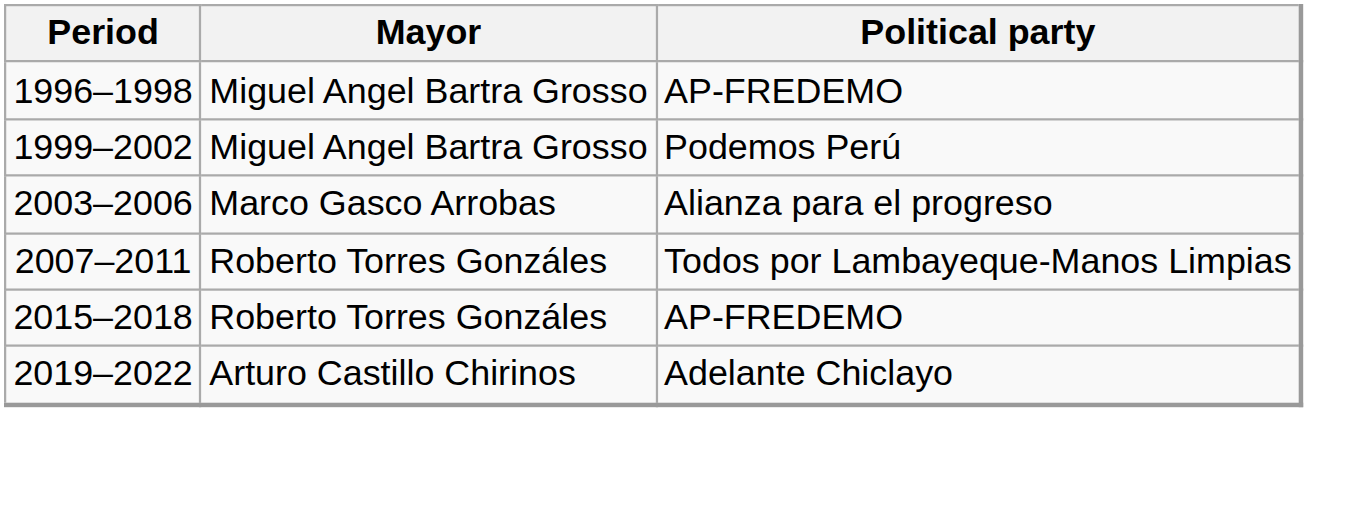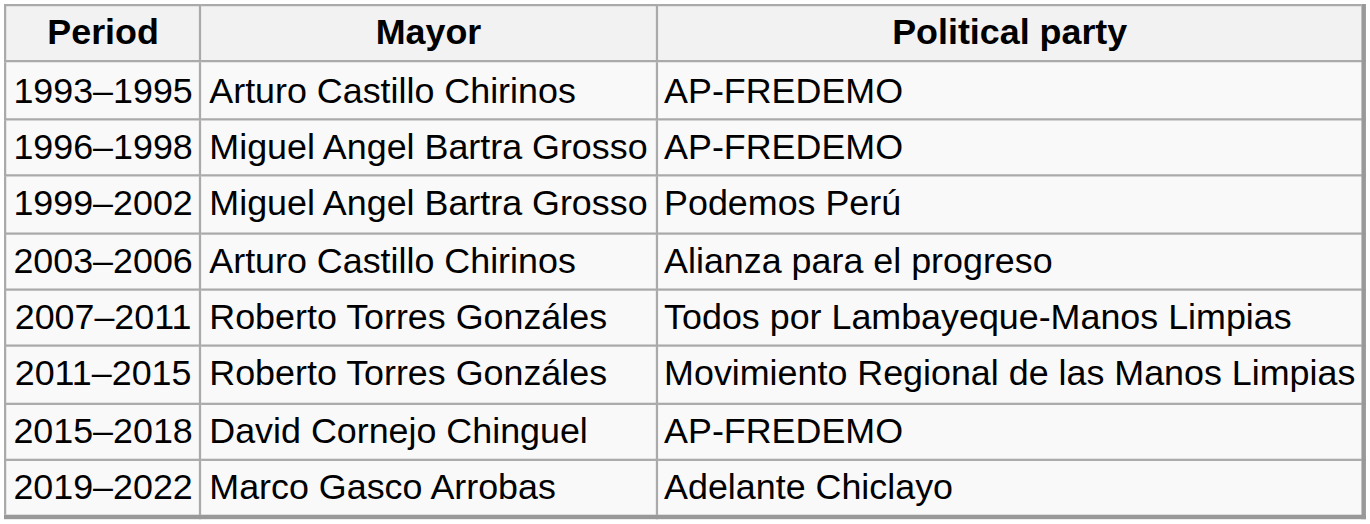+ row: (103, 89)
(383, 203) Marco Gasco Arrobas -> (393, 260) Arturo Castillo Chirinos
+ row: (103, 373)
(408, 317) Roberto Torres Gonzáles -> (399, 430) David Cornejo Chinguel
(393, 373) Arturo Castillo Chirinos -> (383, 487) Marco Gasco Arrobas
